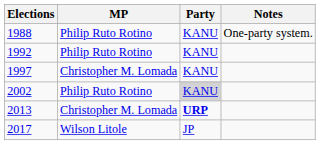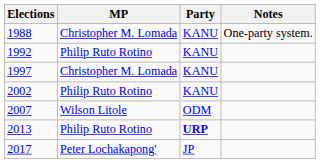(106, 33) Philip Ruto Rotino -> (119, 33) Christopher M. Lomada
(200, 91) lightgrey background -> (200, 91) no background
+ row: (19, 110)
(119, 110) Christopher M. Lomada -> (106, 129) Philip Ruto Rotino
(93, 129) Wilson Litole -> (108, 149) Peter Lochakapong'
